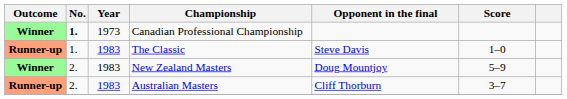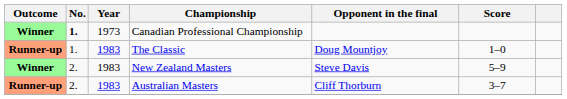(342, 49) Steve Davis -> (351, 49) Doug Mountjoy
(351, 67) Doug Mountjoy -> (342, 67) Steve Davis
